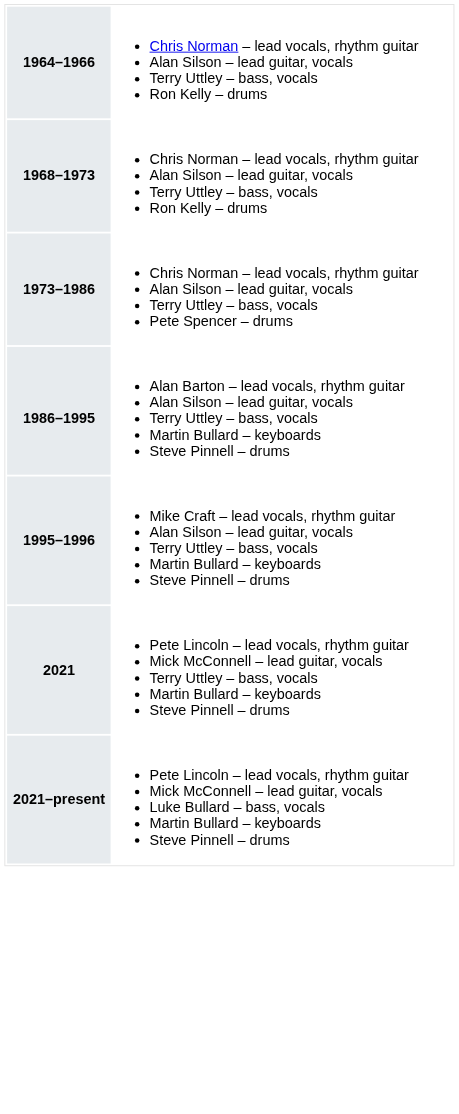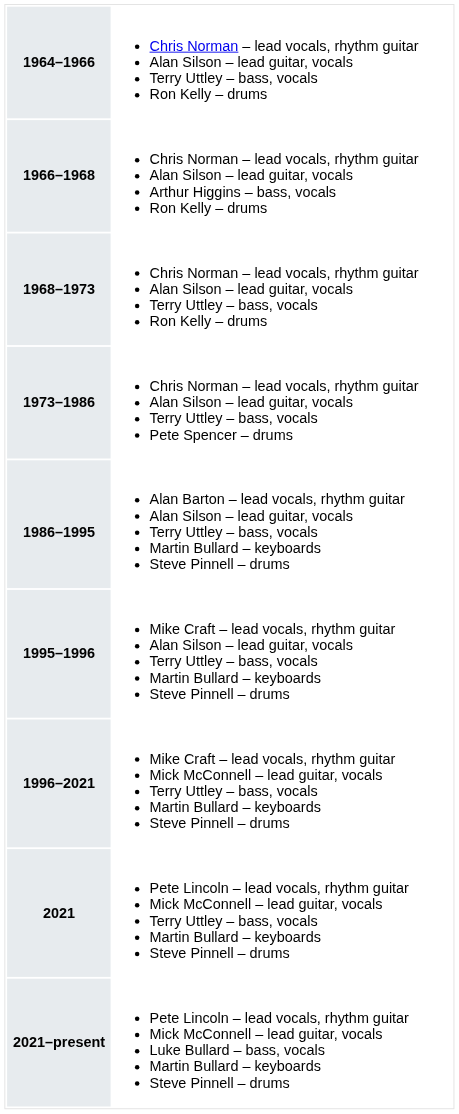+ row: (59, 175)
+ row: (59, 783)
